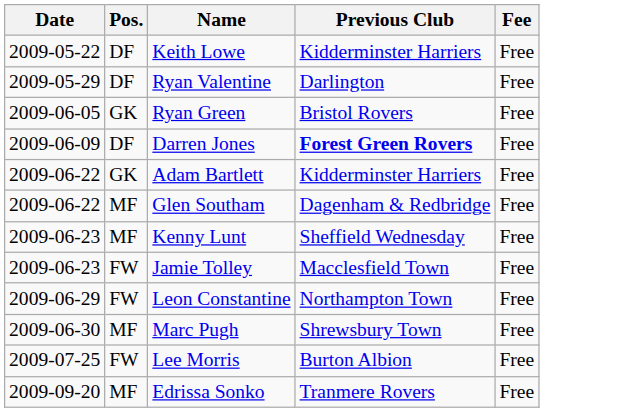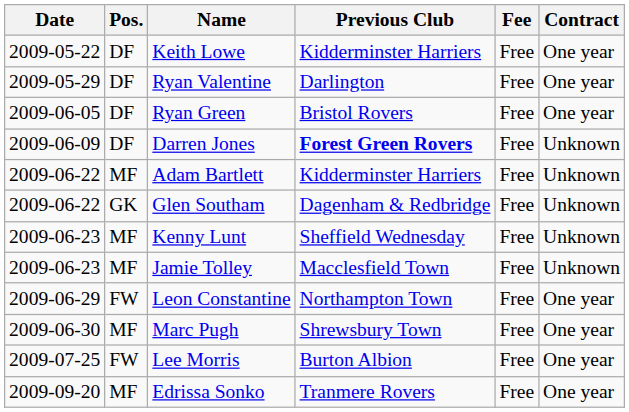+ column: (582, 19)
(123, 112) GK -> (122, 112) DF
(123, 174) GK -> (123, 174) MF
(123, 205) MF -> (123, 205) GK
(124, 267) FW -> (123, 267) MF
